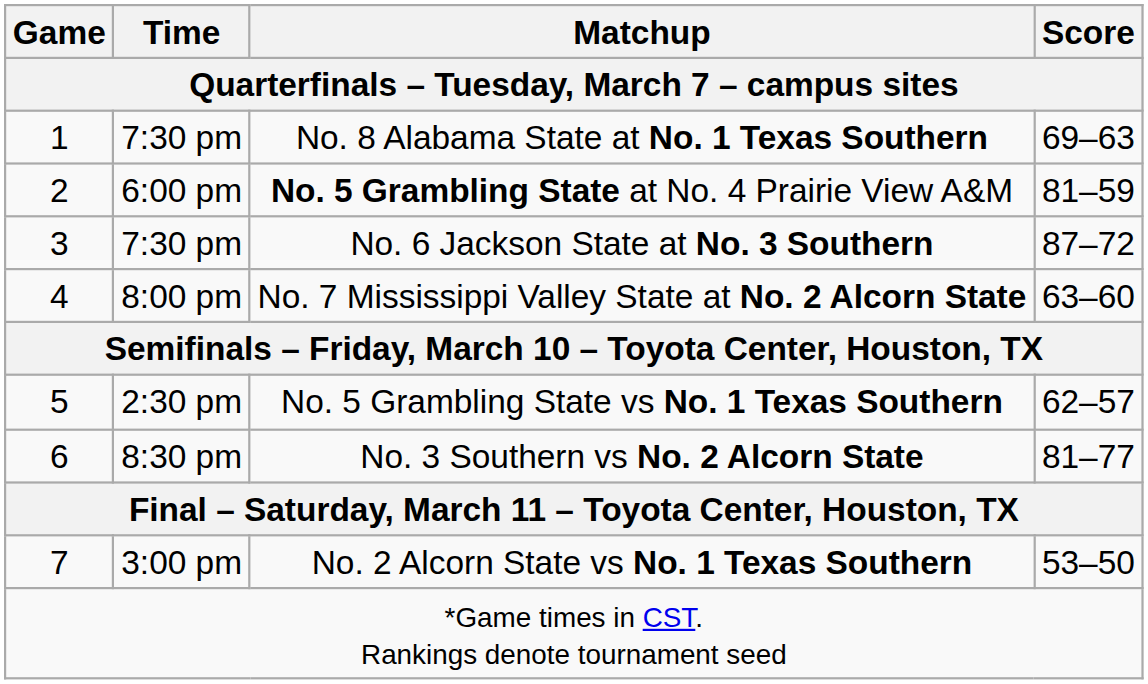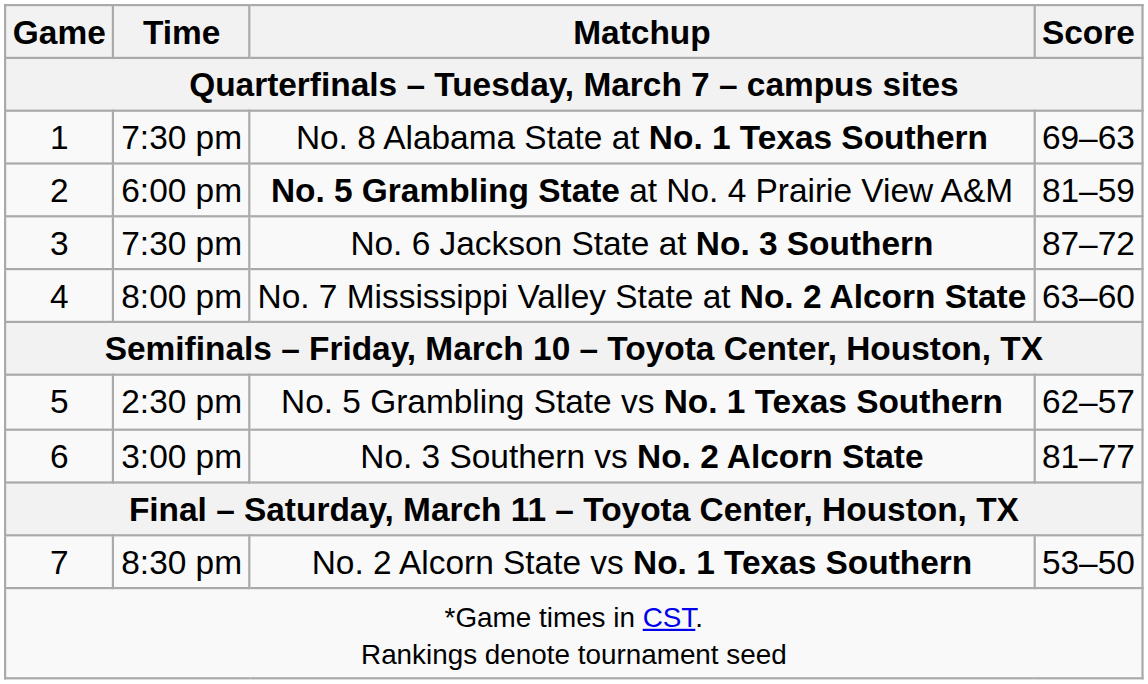(182, 455) 8:30 pm -> (182, 455) 3:00 pm
(182, 561) 3:00 pm -> (182, 561) 8:30 pm
